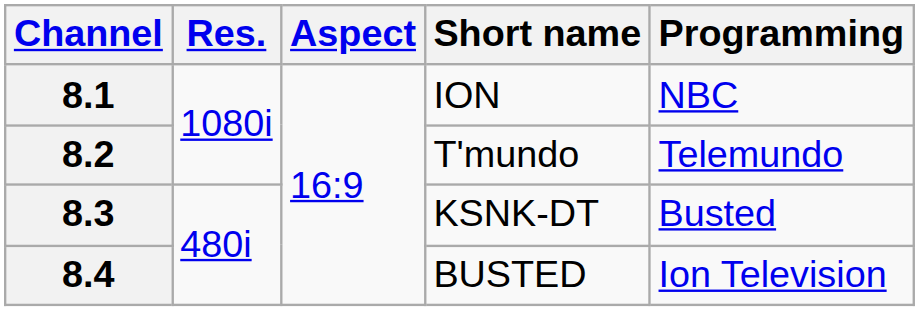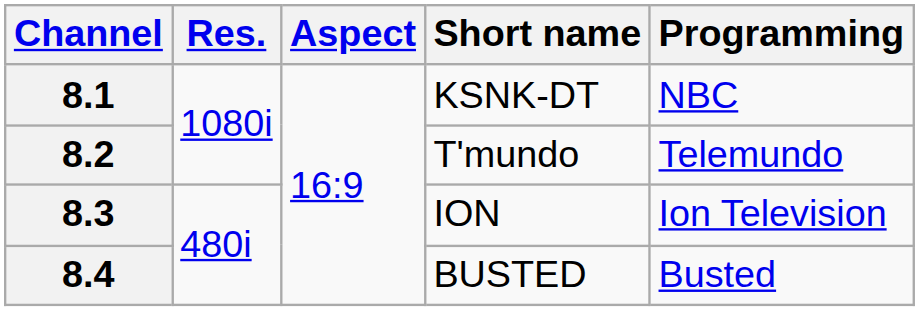(467, 94) ION -> (516, 94) KSNK-DT
(516, 214) KSNK-DT -> (467, 214) ION
(717, 214) Busted -> (773, 214) Ion Television
(773, 273) Ion Television -> (717, 273) Busted
